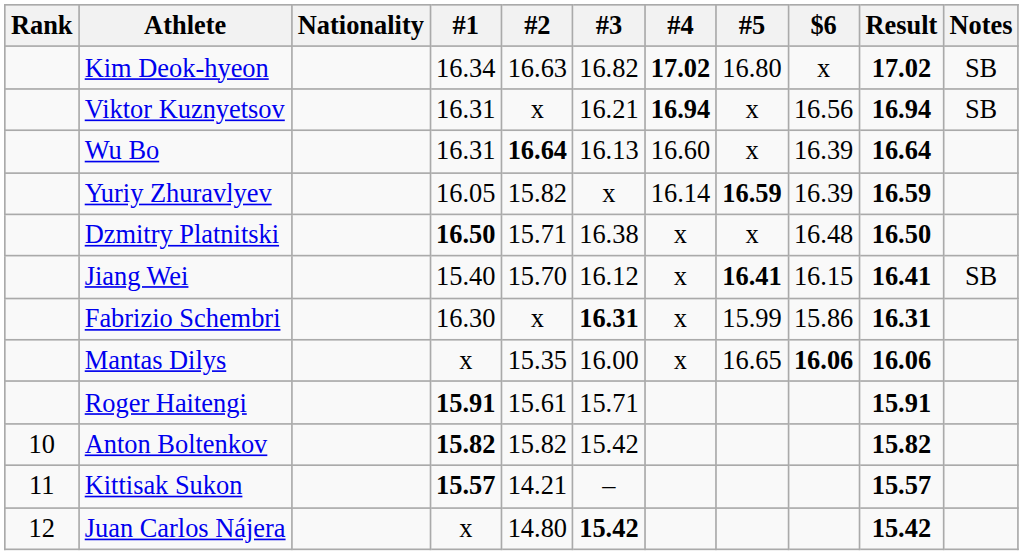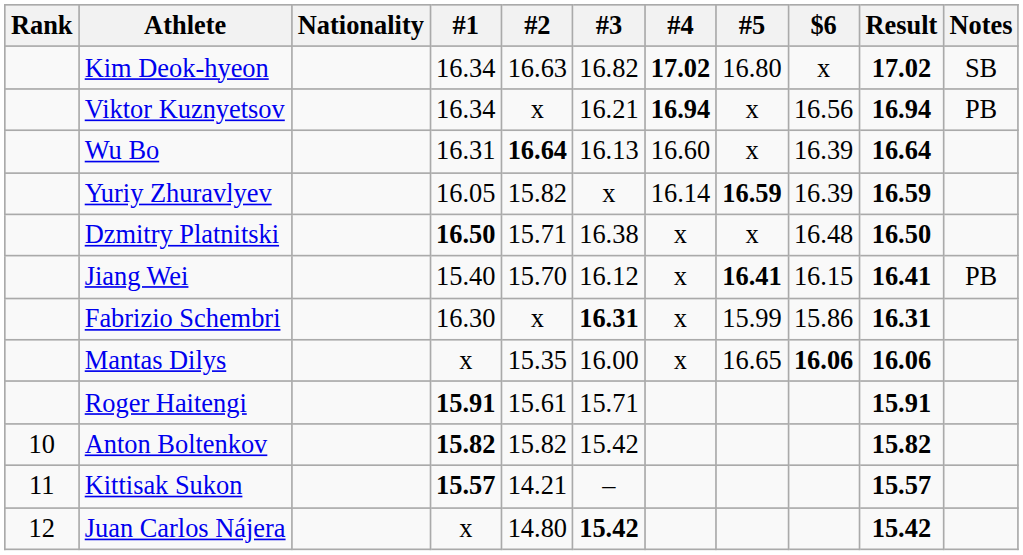(466, 109) 16.31 -> (466, 109) 16.34
(981, 109) SB -> (981, 109) PB
(981, 276) SB -> (981, 276) PB
